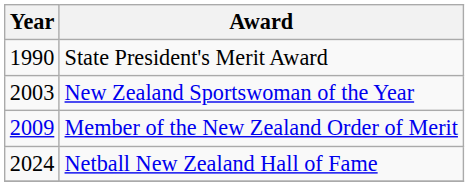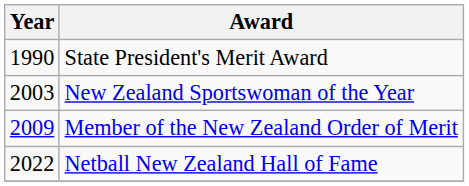(32, 163) 2024 -> (32, 163) 2022
